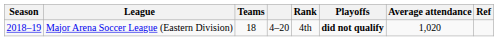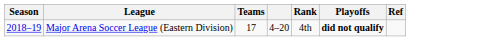- column: (430, 12)
(251, 28) 18 -> (251, 28) 17
